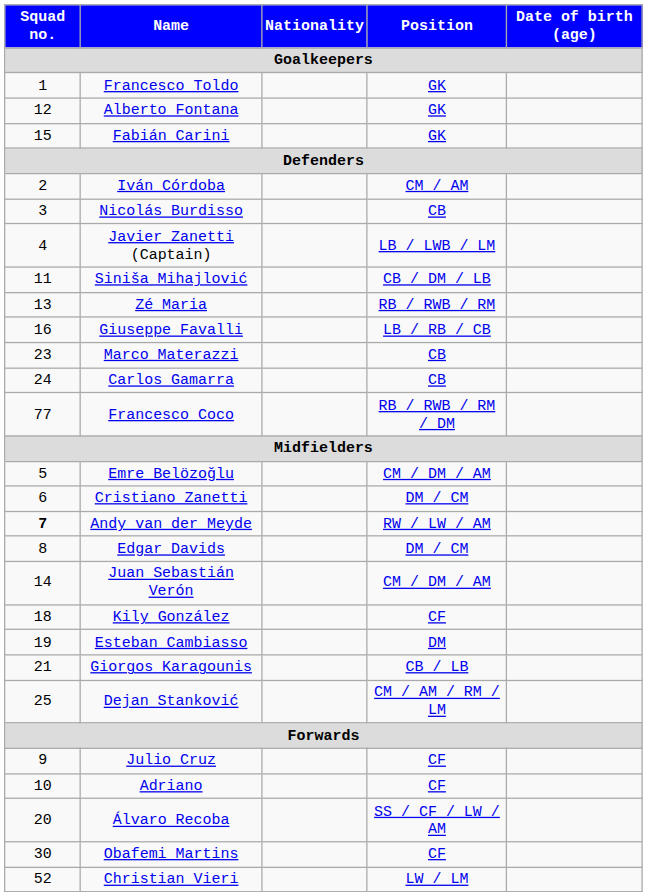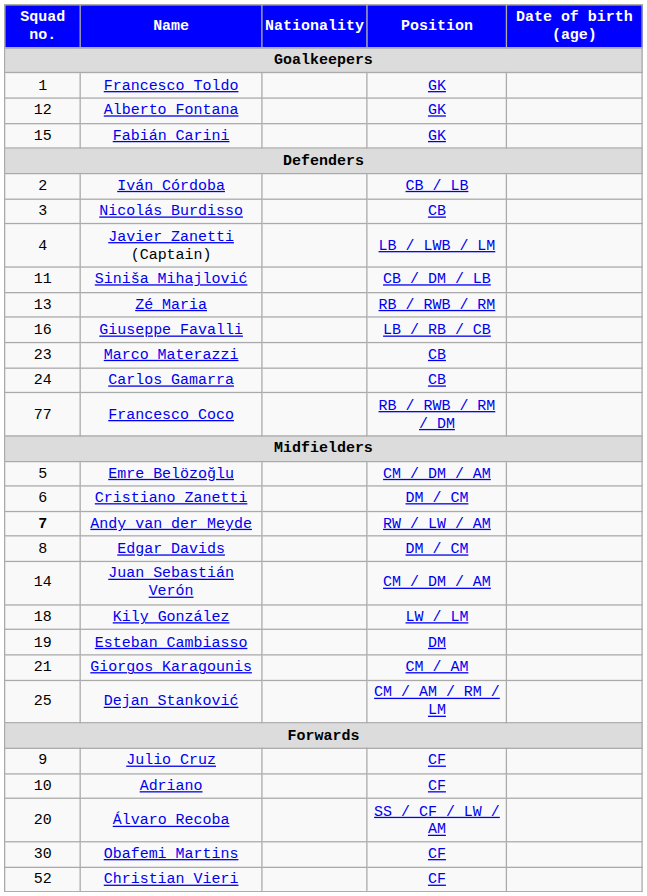(437, 186) CM / AM -> (437, 186) CB / LB
(437, 617) CF -> (437, 617) LW / LM
(437, 667) CB / LB -> (437, 667) CM / AM
(437, 879) LW / LM -> (437, 879) CF
